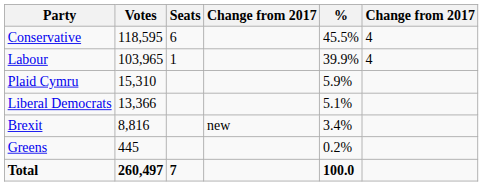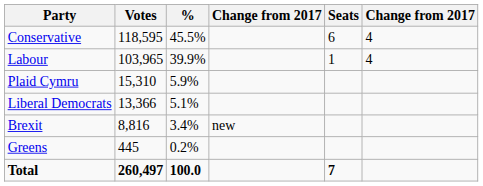columns swapped: (341, 15) <-> (185, 15)
